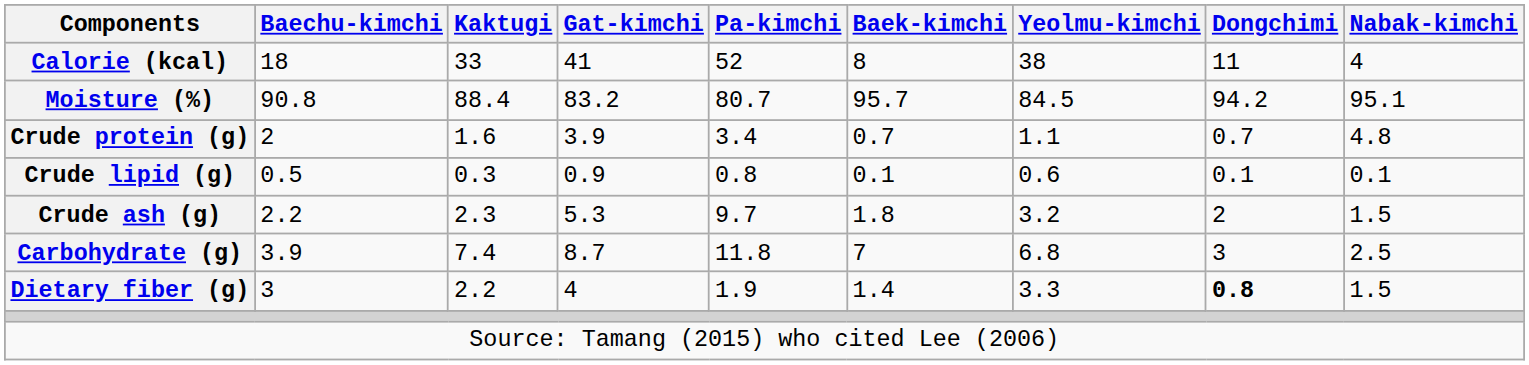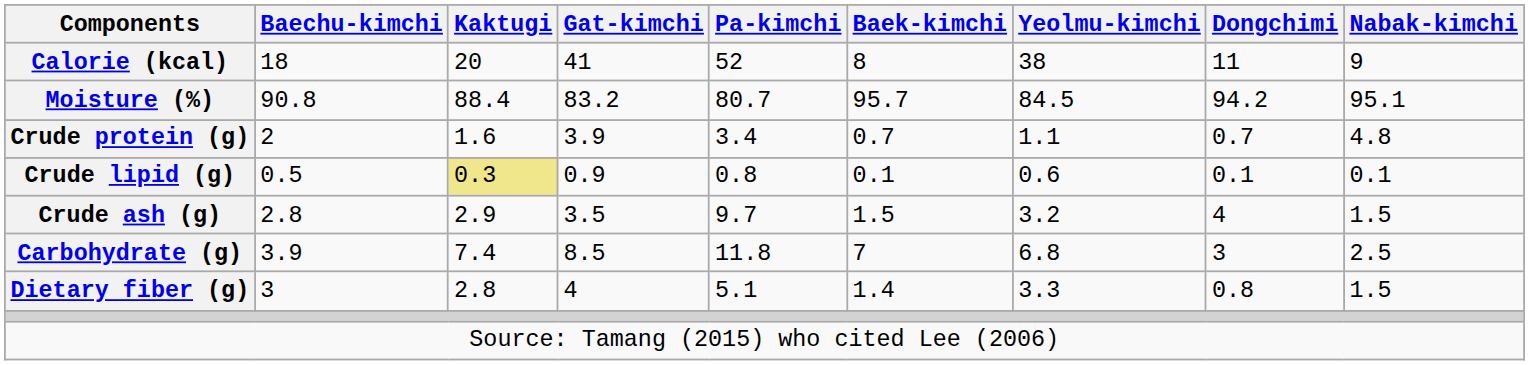(468, 62) 33 -> (468, 62) 20
(1356, 62) 4 -> (1356, 62) 9
(475, 177) no background -> (475, 177) khaki background
(281, 215) 2.2 -> (281, 215) 2.8
(475, 215) 2.3 -> (475, 215) 2.9
(585, 215) 5.3 -> (585, 215) 3.5
(874, 215) 1.8 -> (874, 215) 1.5
(1219, 215) 2 -> (1219, 215) 4
(585, 253) 8.7 -> (585, 253) 8.5
(475, 291) 2.2 -> (475, 291) 2.8
(736, 291) 1.9 -> (736, 291) 5.1
(1233, 291) bold -> (1233, 291) normal
